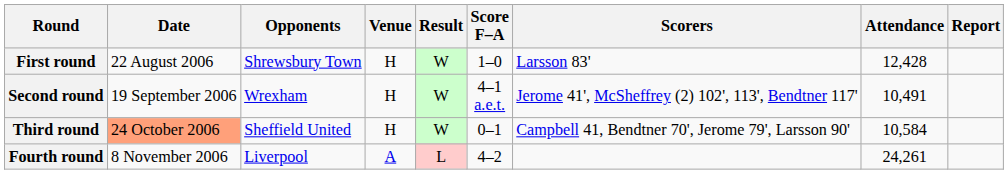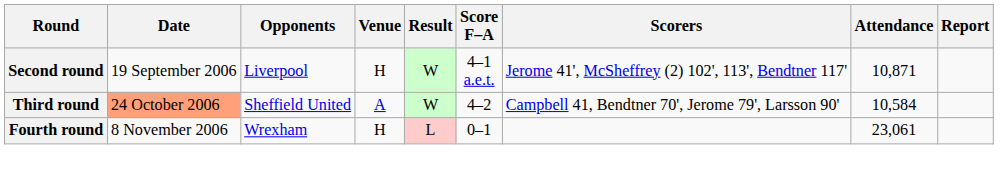- row: (56, 61)
(276, 95) Wrexham -> (276, 70) Liverpool
(905, 95) 10,491 -> (894, 70) 10,871
(390, 130) H -> (380, 104) A
(490, 130) 0–1 -> (479, 104) 4–2
(276, 156) Liverpool -> (276, 130) Wrexham
(390, 156) A -> (380, 130) H
(490, 156) 4–2 -> (479, 130) 0–1
(905, 156) 24,261 -> (894, 130) 23,061
